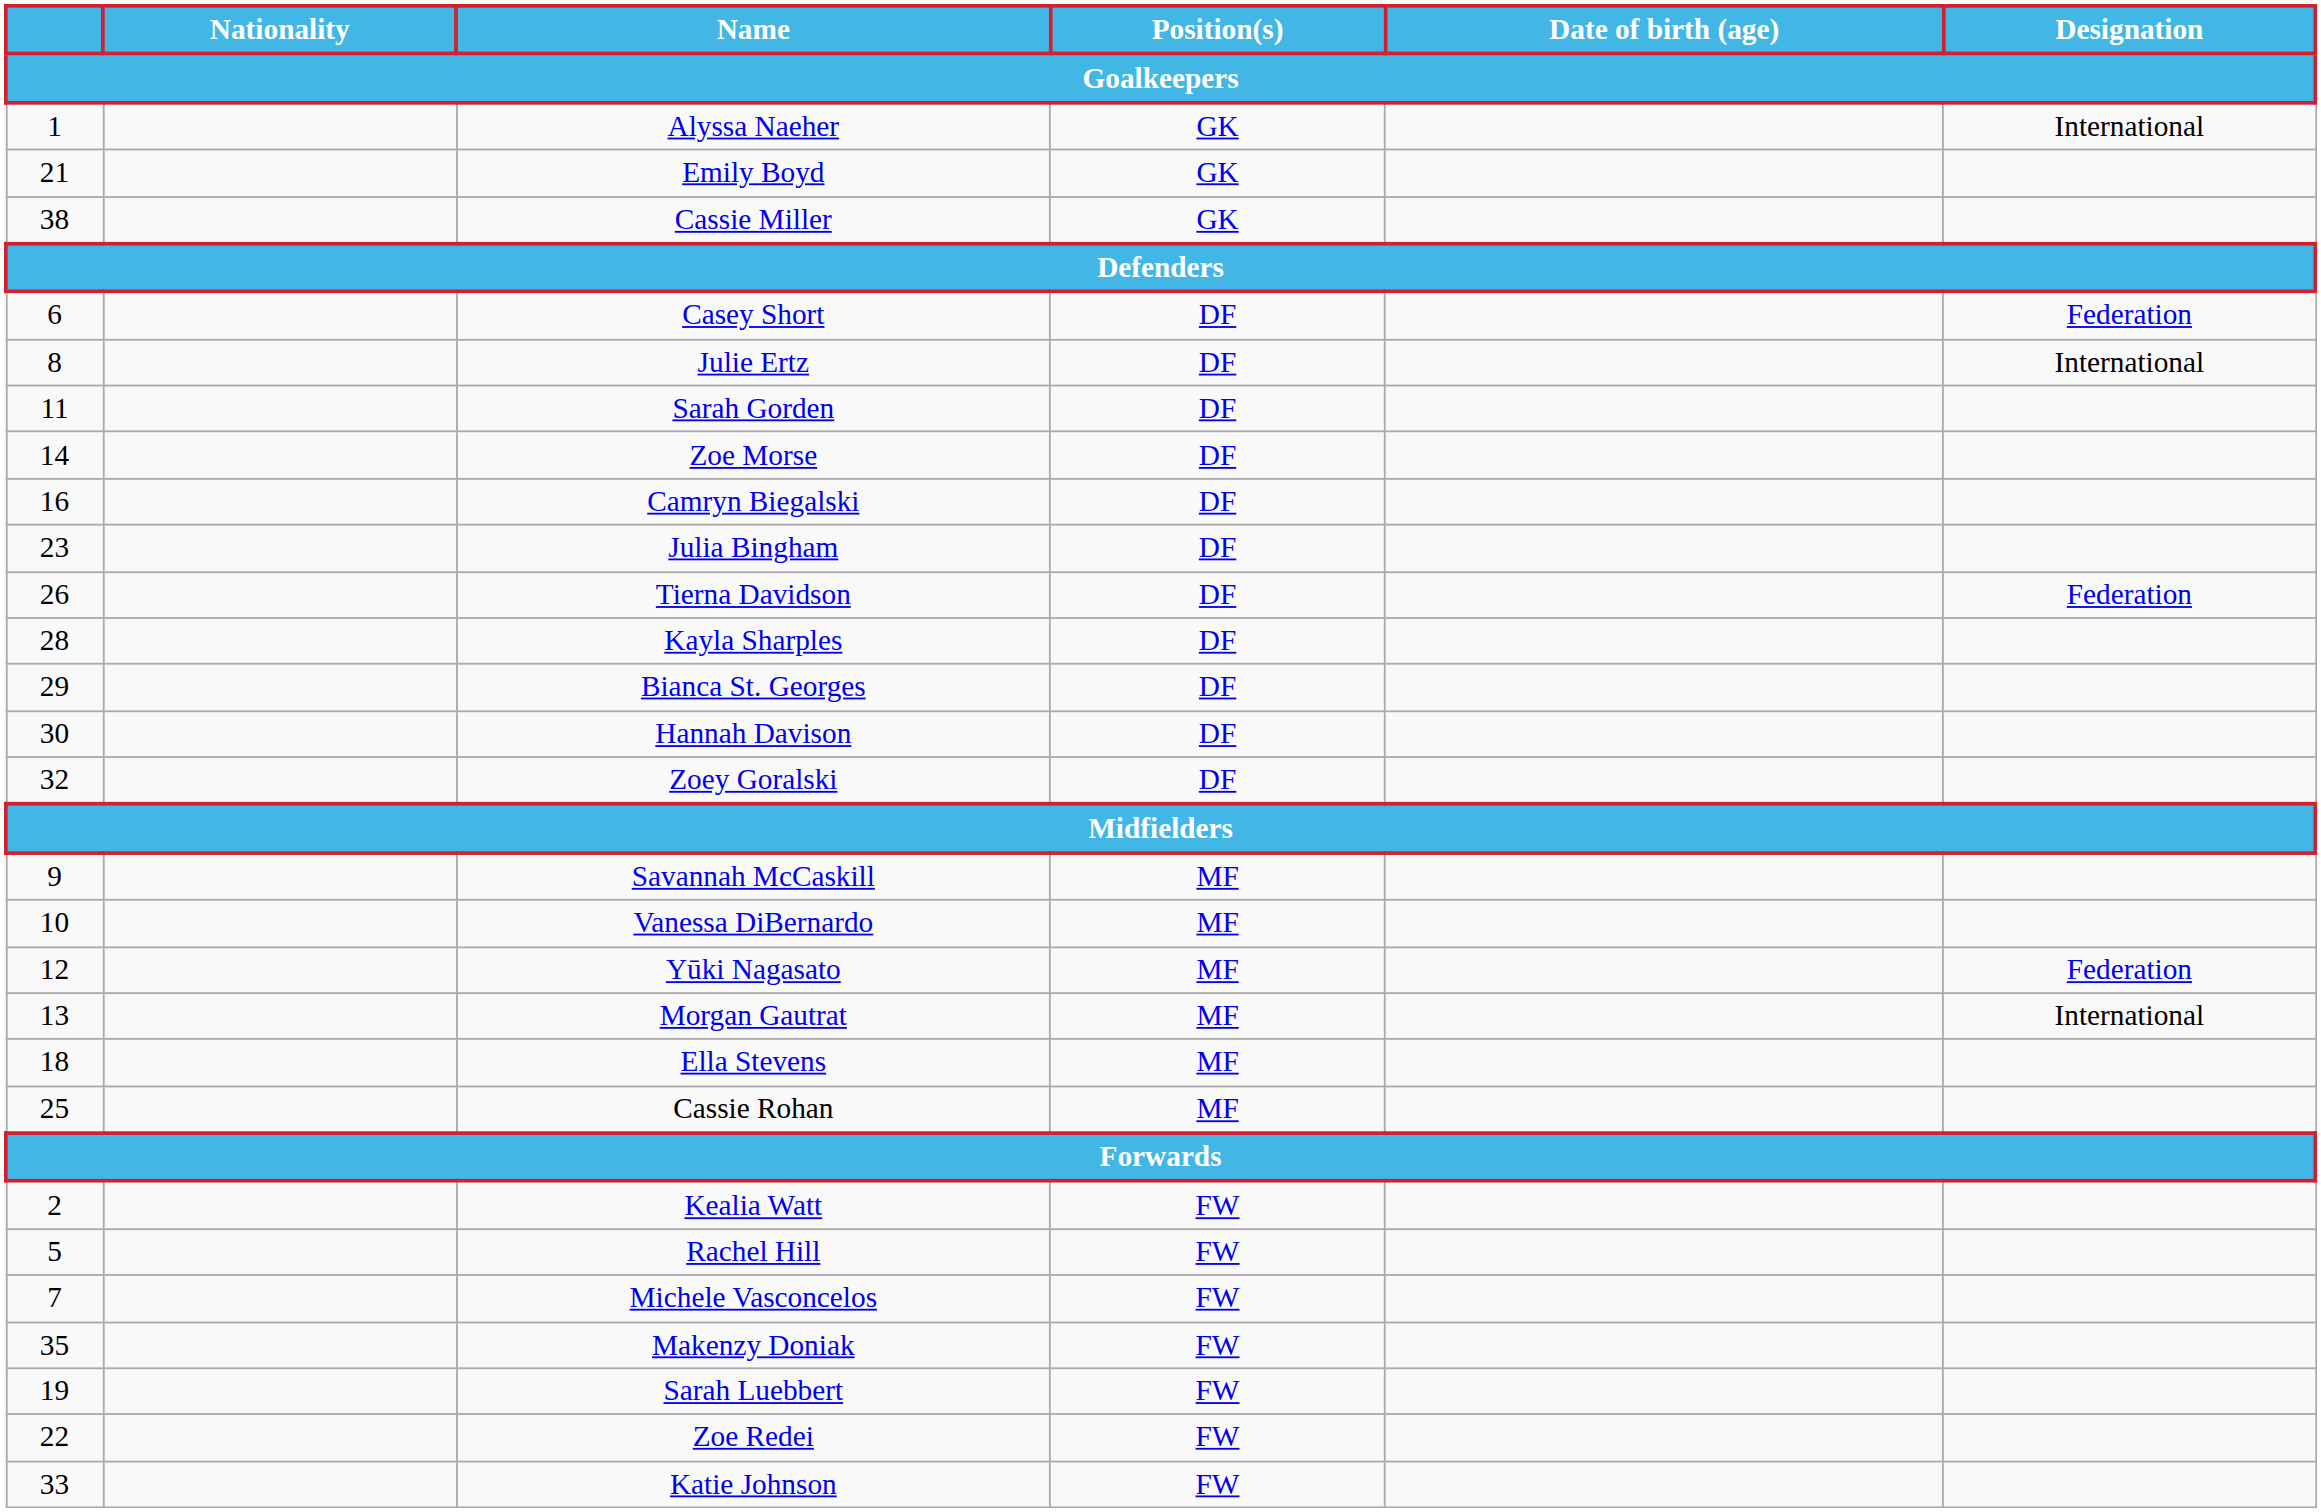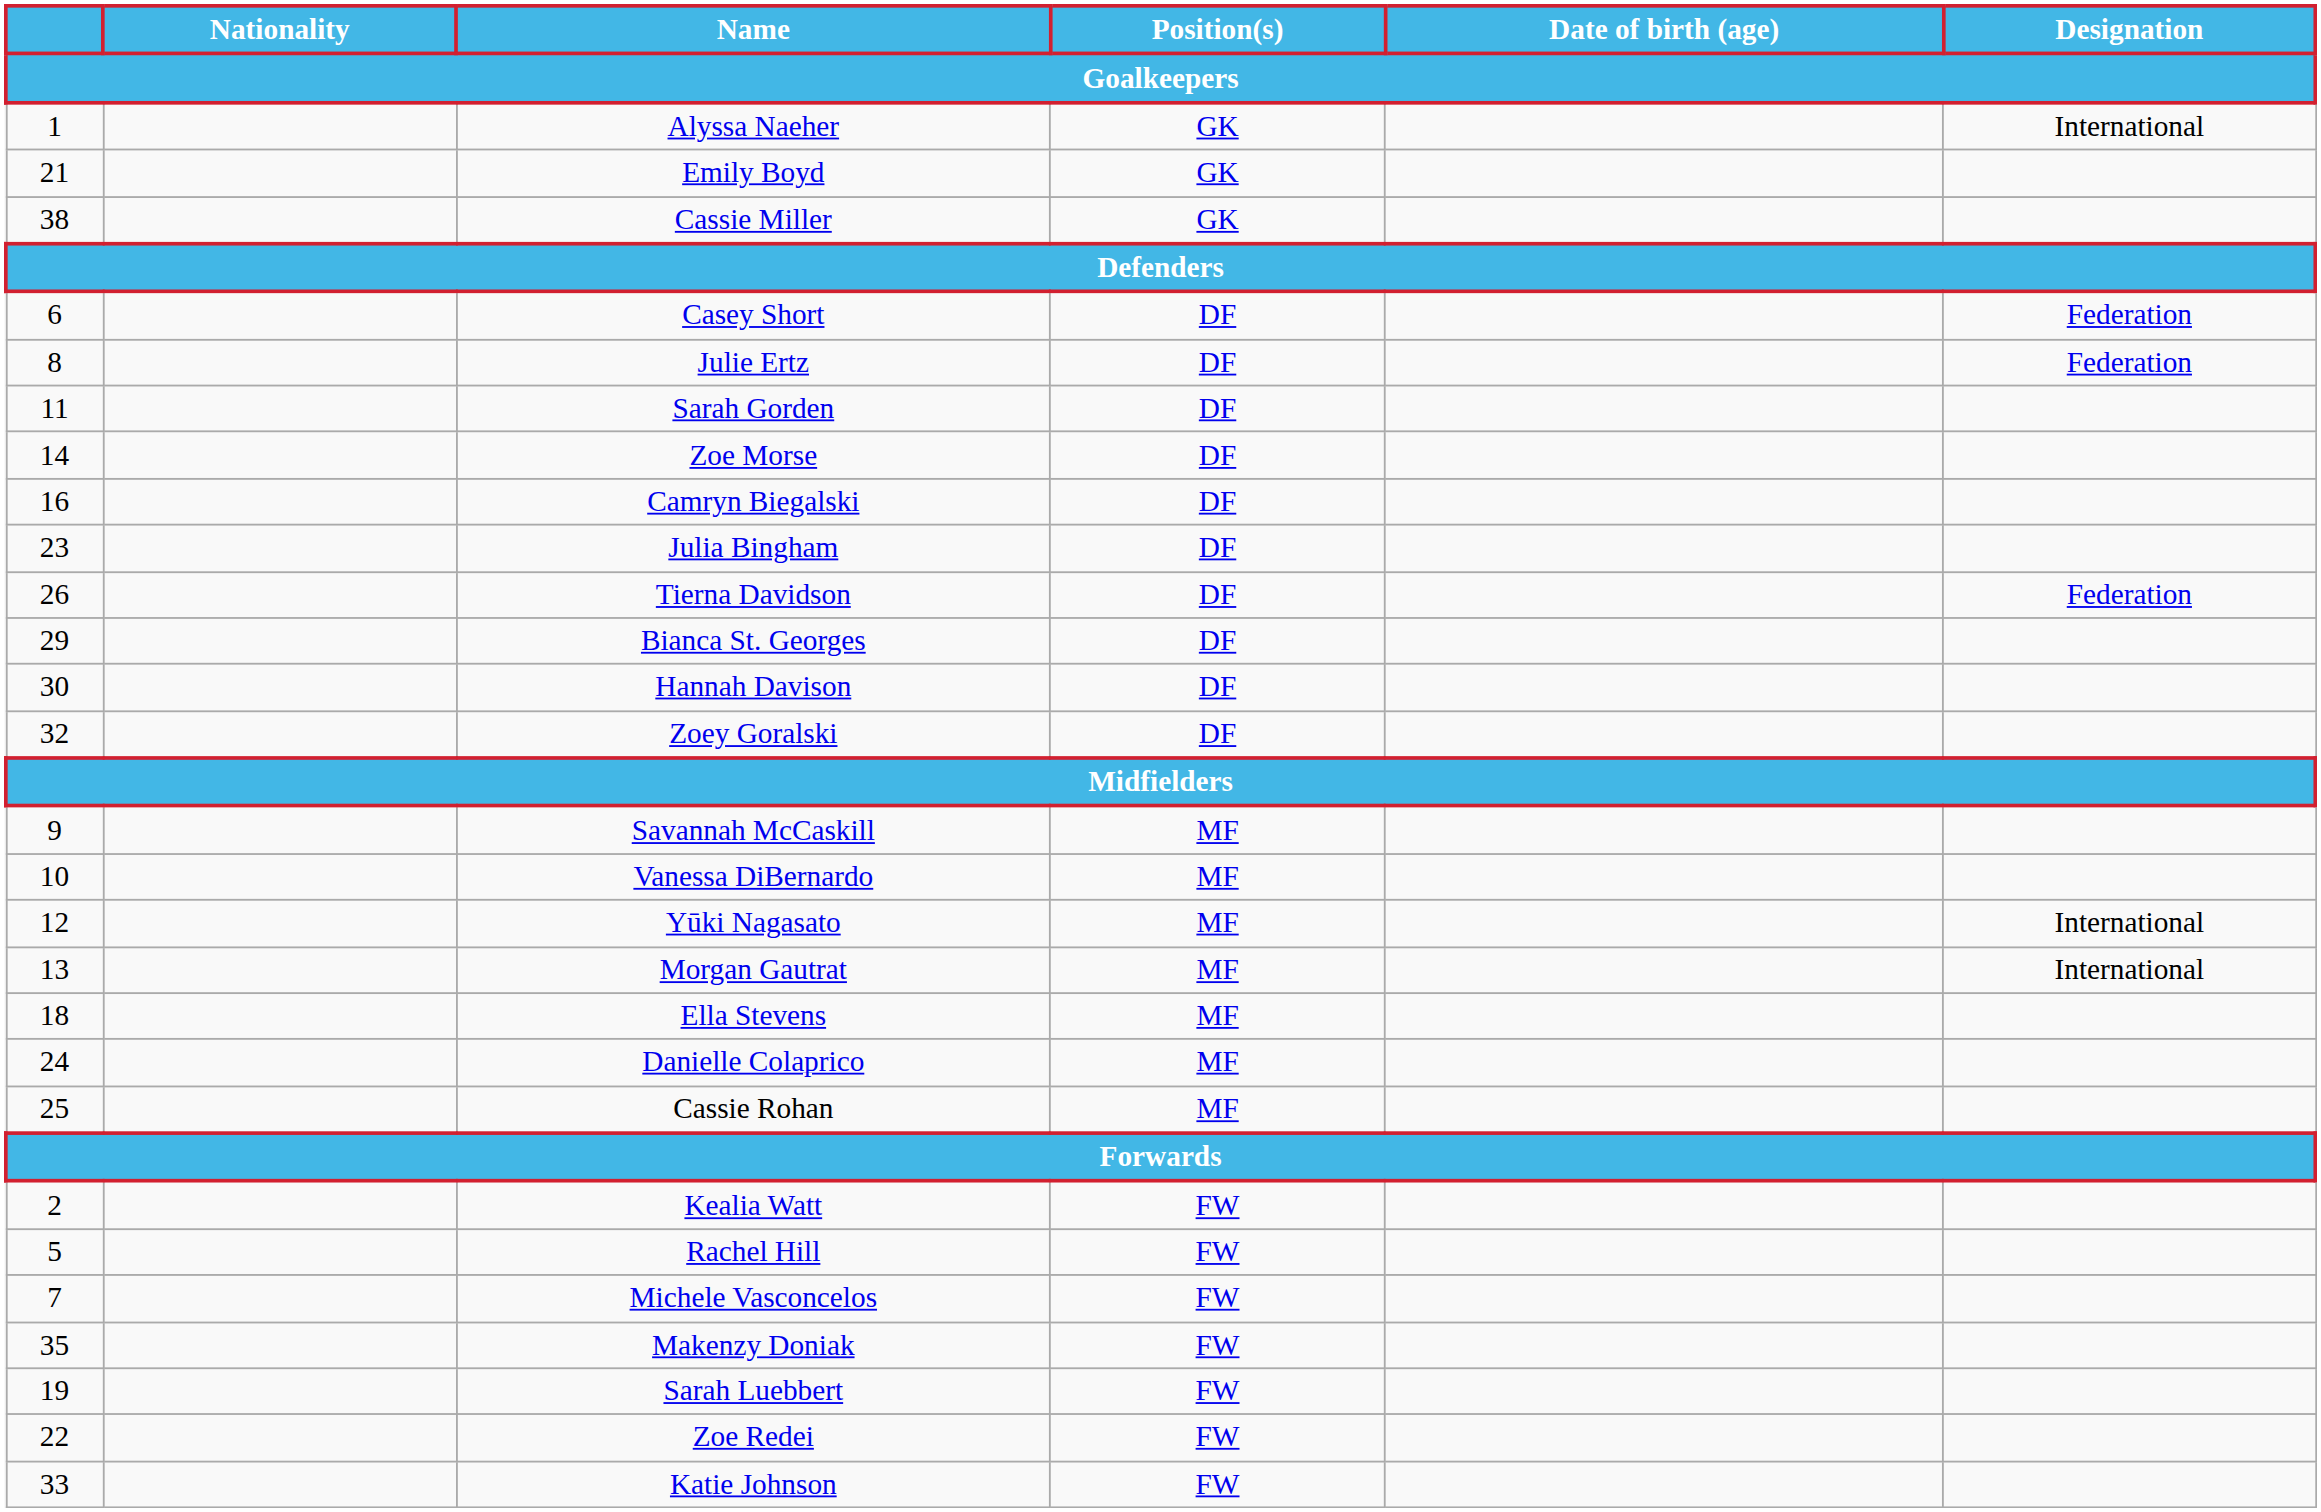(2129, 361) International -> (2129, 361) Federation
- row: (753, 640)
(2129, 969) Federation -> (2129, 922) International
+ row: (753, 1062)
